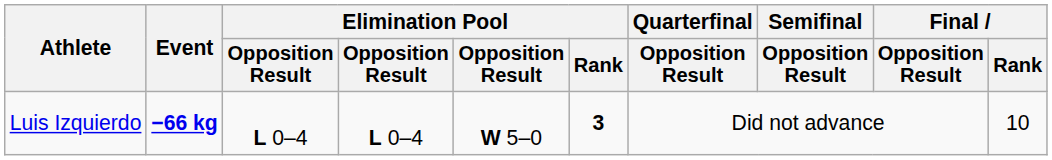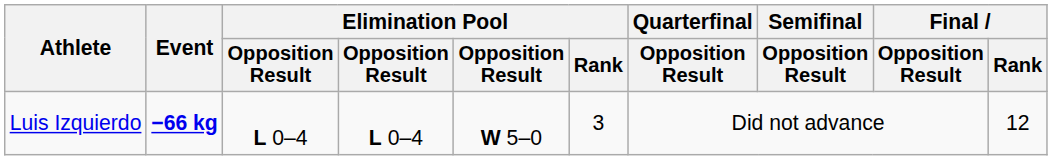(598, 123) bold -> (598, 123) normal
(1018, 123) 10 -> (1018, 123) 12
